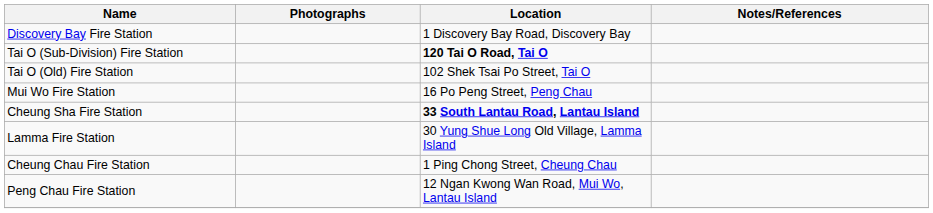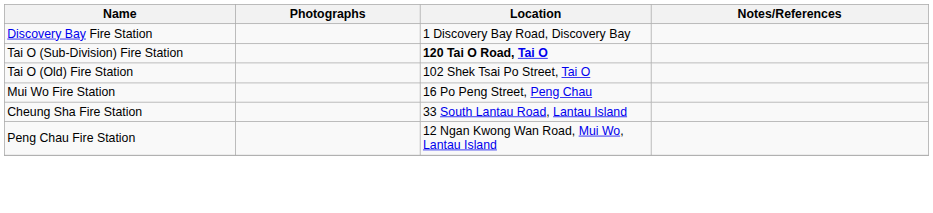(531, 111) bold -> (525, 111) normal
- row: (61, 138)
- row: (78, 164)
